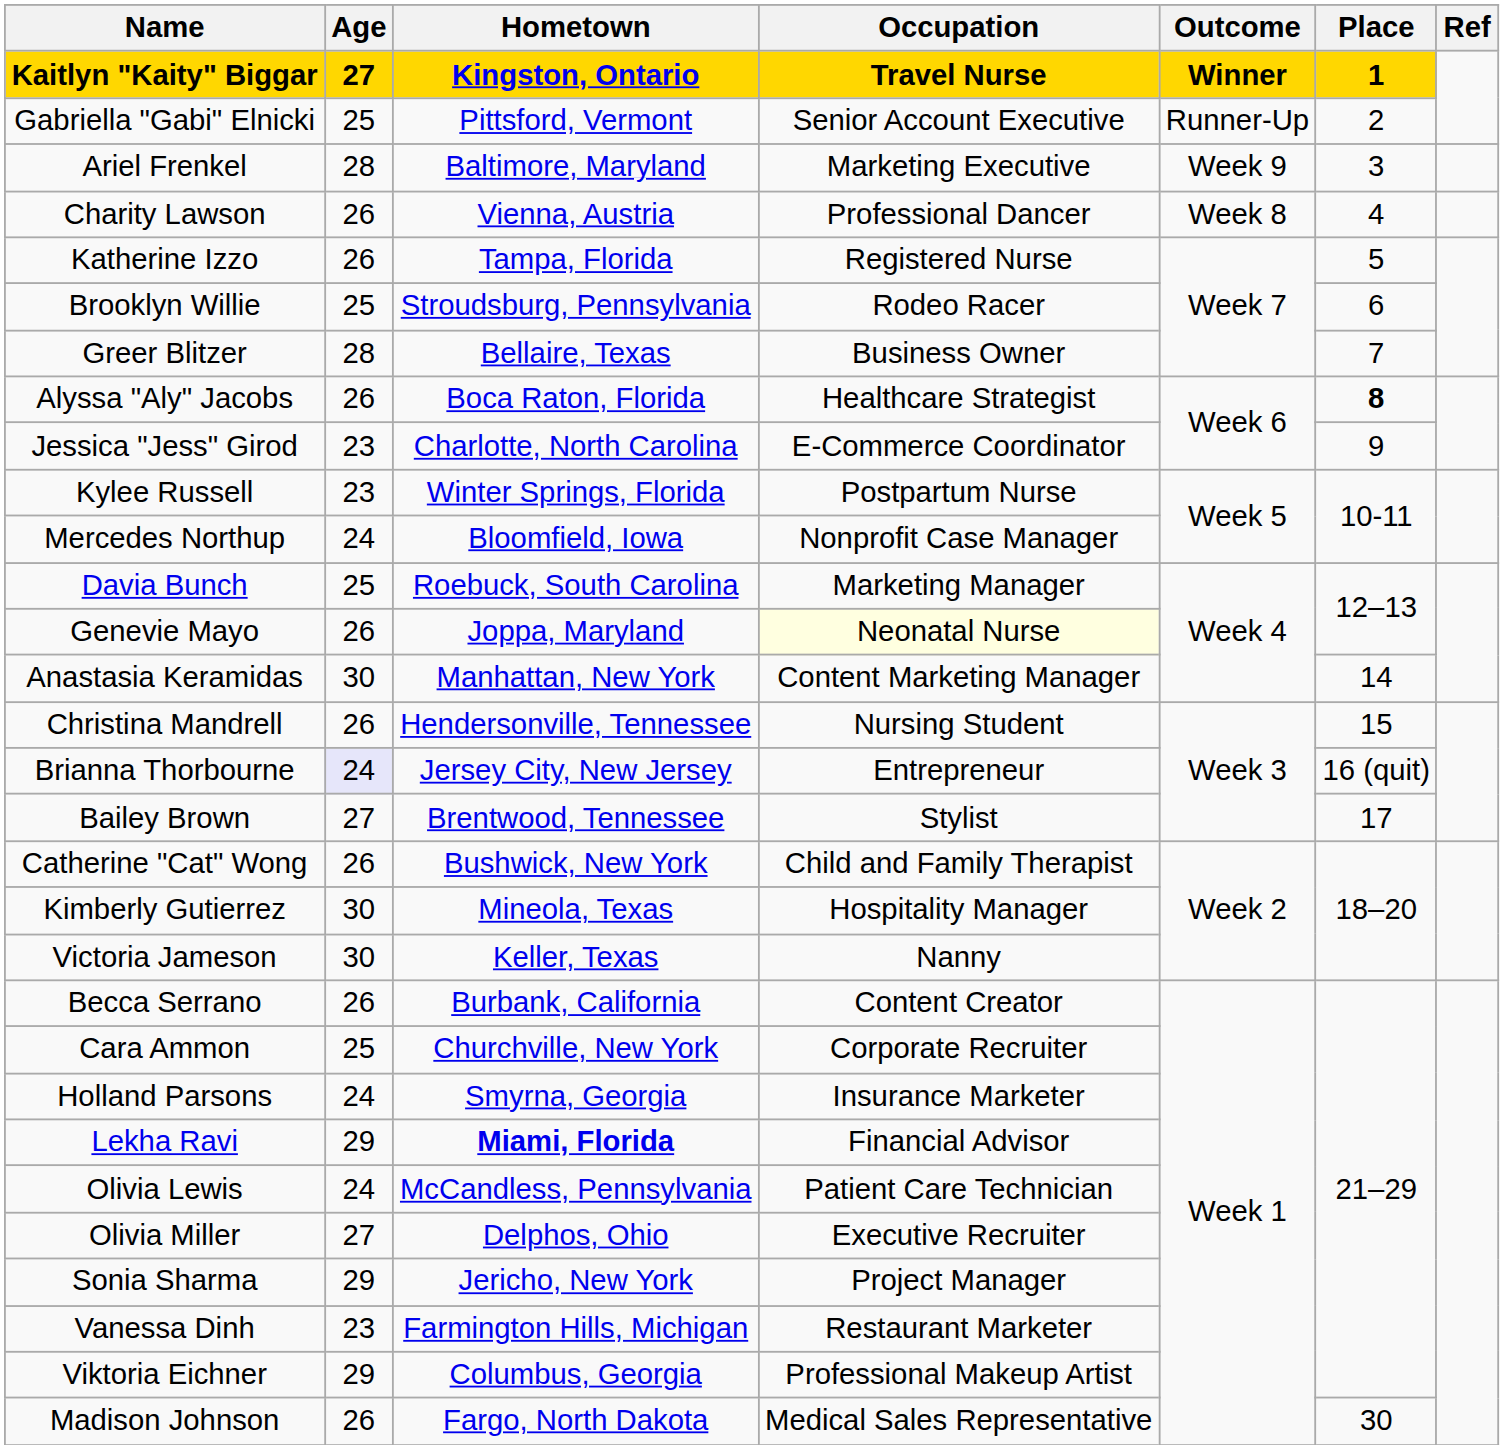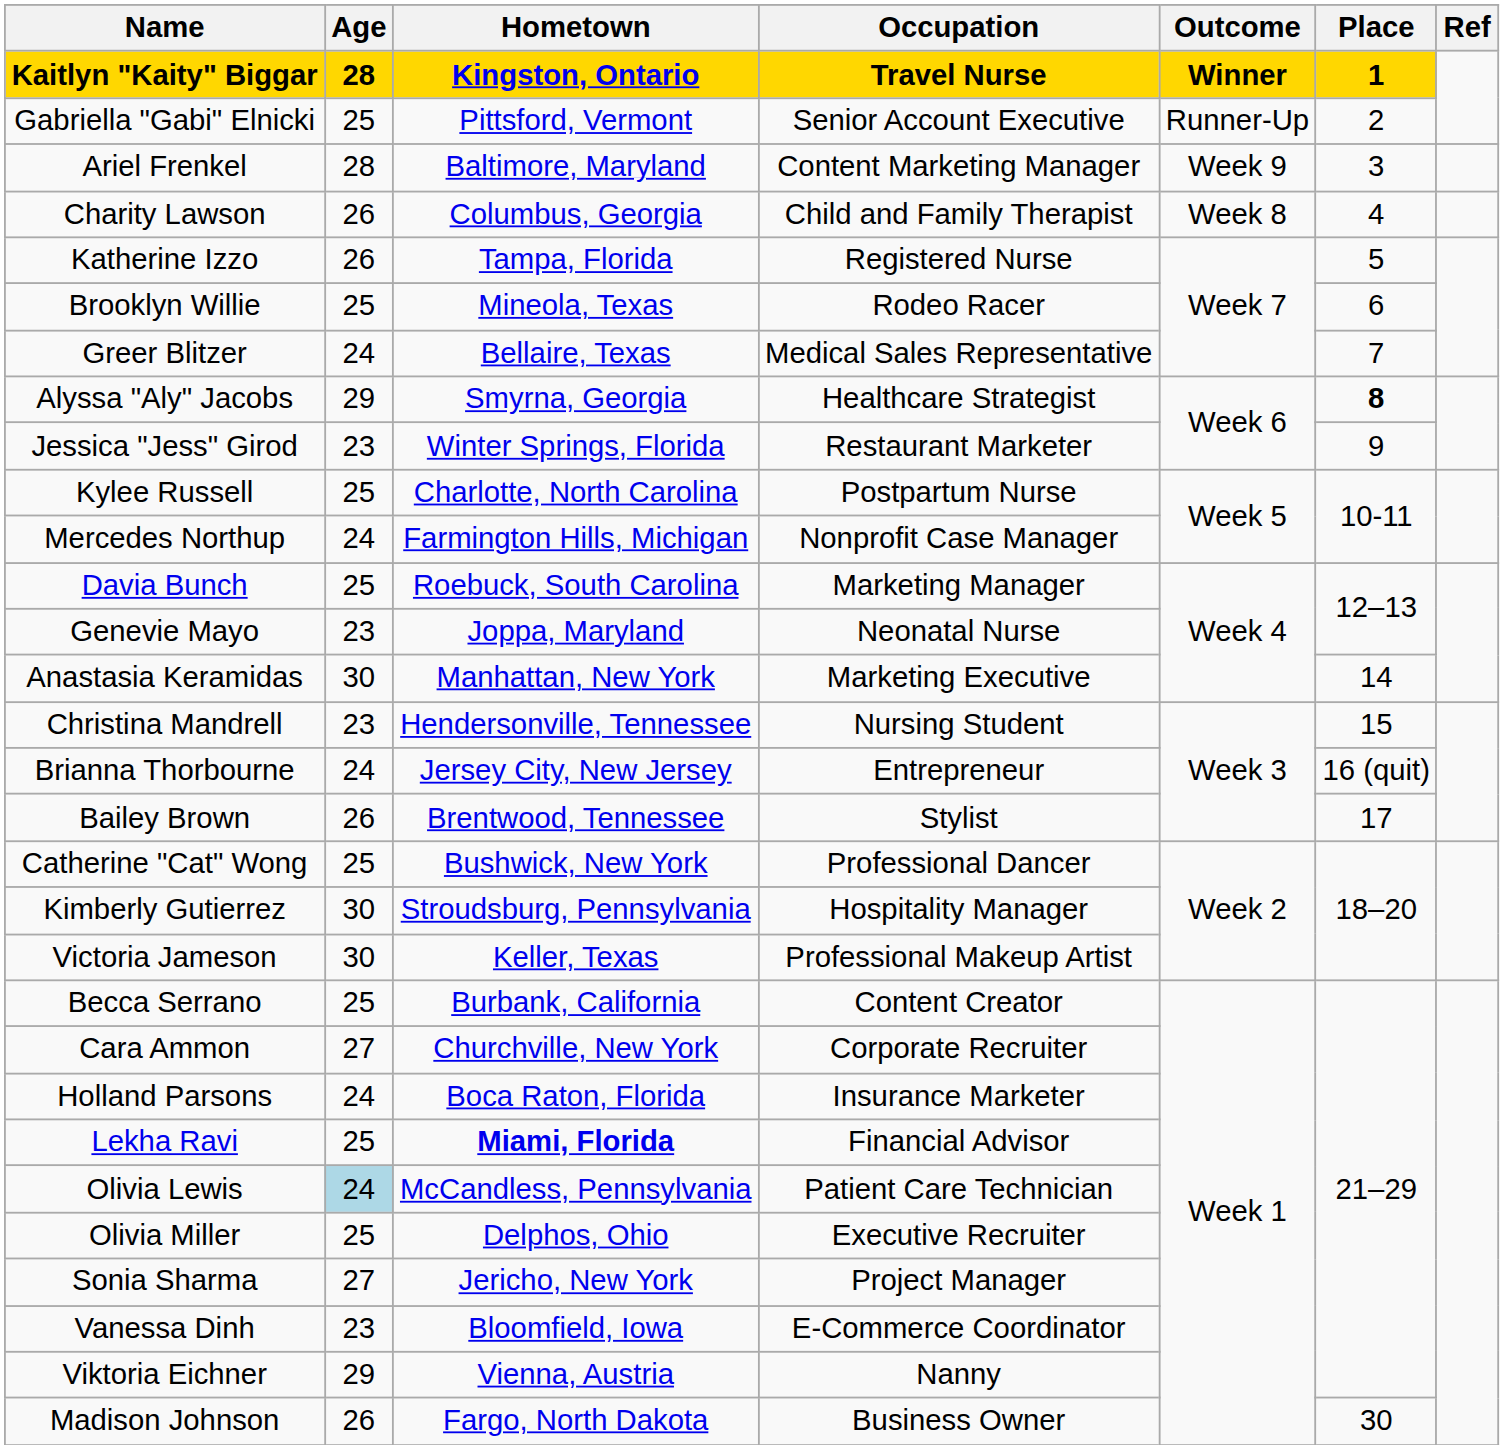(359, 74) 27 -> (359, 74) 28
(959, 167) Marketing Executive -> (959, 167) Content Marketing Manager
(576, 213) Vienna, Austria -> (576, 213) Columbus, Georgia
(959, 213) Professional Dancer -> (959, 213) Child and Family Therapist
(576, 306) Stroudsburg, Pennsylvania -> (576, 306) Mineola, Texas
(359, 352) 28 -> (359, 352) 24
(959, 352) Business Owner -> (959, 352) Medical Sales Representative
(359, 399) 26 -> (359, 399) 29
(576, 399) Boca Raton, Florida -> (576, 399) Smyrna, Georgia
(576, 445) Charlotte, North Carolina -> (576, 445) Winter Springs, Florida
(959, 445) E-Commerce Coordinator -> (959, 445) Restaurant Marketer
(359, 492) 23 -> (359, 492) 25
(576, 492) Winter Springs, Florida -> (576, 492) Charlotte, North Carolina
(576, 538) Bloomfield, Iowa -> (576, 538) Farmington Hills, Michigan
(359, 631) 26 -> (359, 631) 23
(959, 631) lightyellow background -> (959, 631) no background
(959, 677) Content Marketing Manager -> (959, 677) Marketing Executive
(359, 724) 26 -> (359, 724) 23
(359, 770) lavender background -> (359, 770) no background
(359, 817) 27 -> (359, 817) 26
(359, 863) 26 -> (359, 863) 25
(959, 863) Child and Family Therapist -> (959, 863) Professional Dancer
(576, 910) Mineola, Texas -> (576, 910) Stroudsburg, Pennsylvania
(959, 956) Nanny -> (959, 956) Professional Makeup Artist
(359, 1002) 26 -> (359, 1002) 25
(359, 1049) 25 -> (359, 1049) 27
(576, 1095) Smyrna, Georgia -> (576, 1095) Boca Raton, Florida
(359, 1142) 29 -> (359, 1142) 25
(359, 1188) no background -> (359, 1188) lightblue background
(359, 1235) 27 -> (359, 1235) 25
(359, 1281) 29 -> (359, 1281) 27
(576, 1327) Farmington Hills, Michigan -> (576, 1327) Bloomfield, Iowa
(959, 1327) Restaurant Marketer -> (959, 1327) E-Commerce Coordinator
(576, 1374) Columbus, Georgia -> (576, 1374) Vienna, Austria
(959, 1374) Professional Makeup Artist -> (959, 1374) Nanny
(959, 1420) Medical Sales Representative -> (959, 1420) Business Owner
